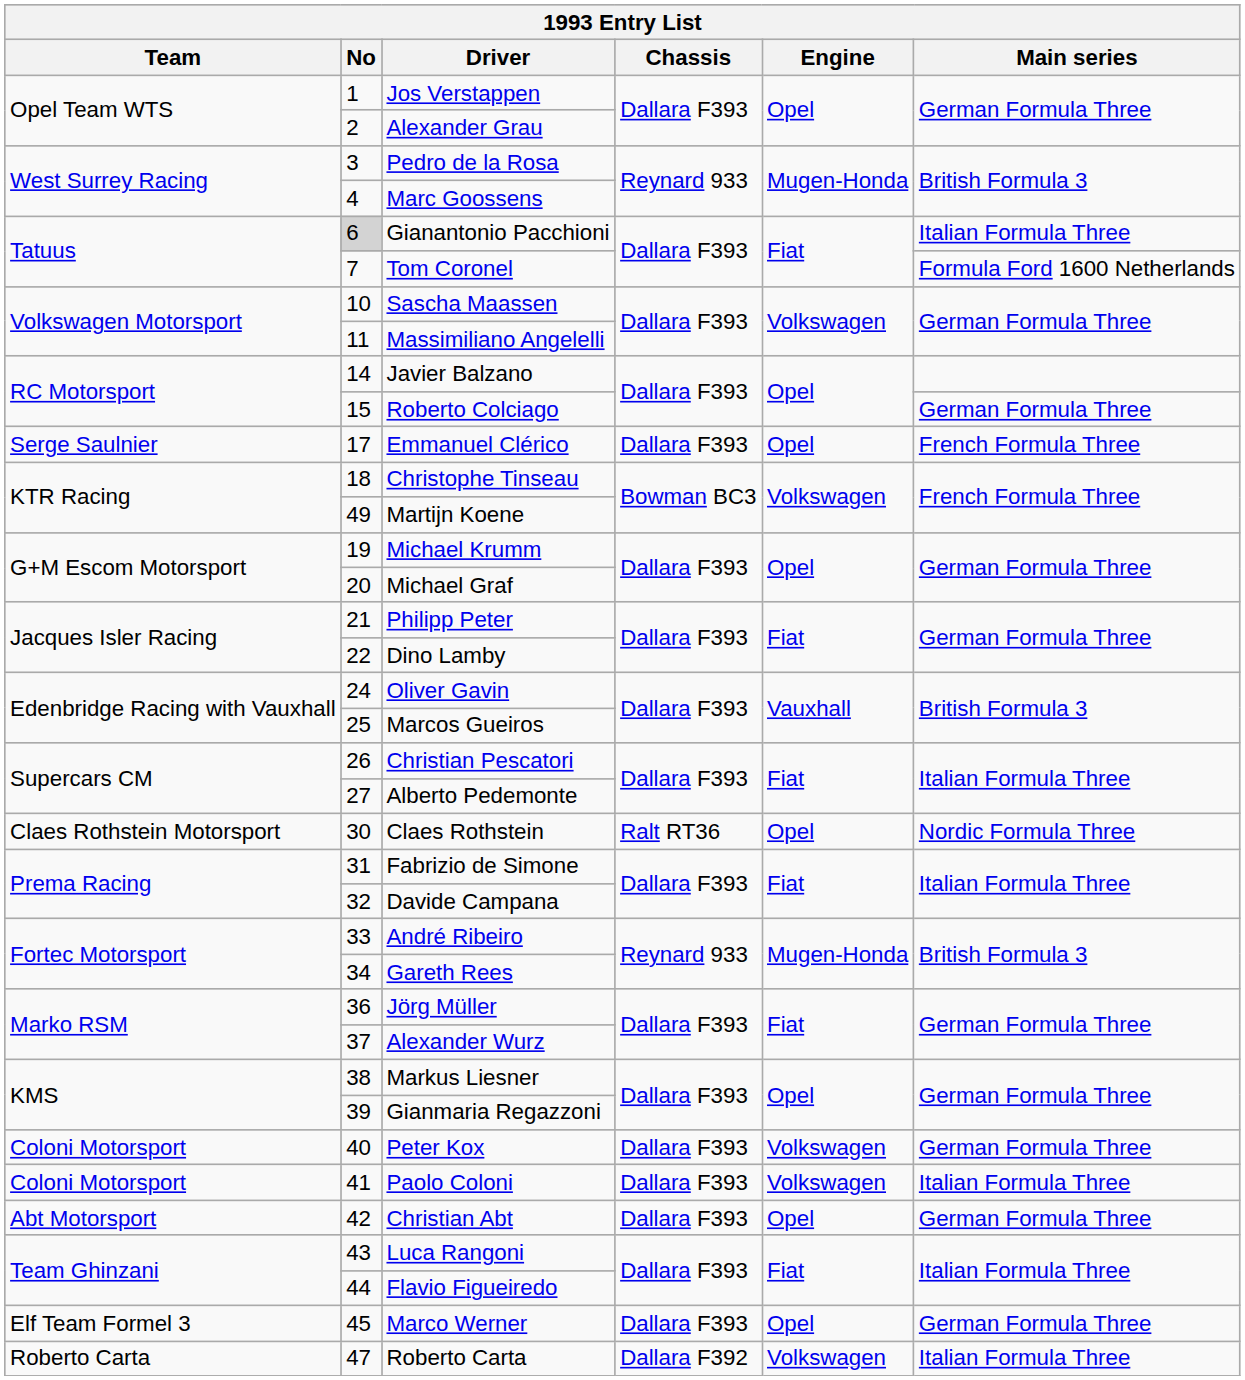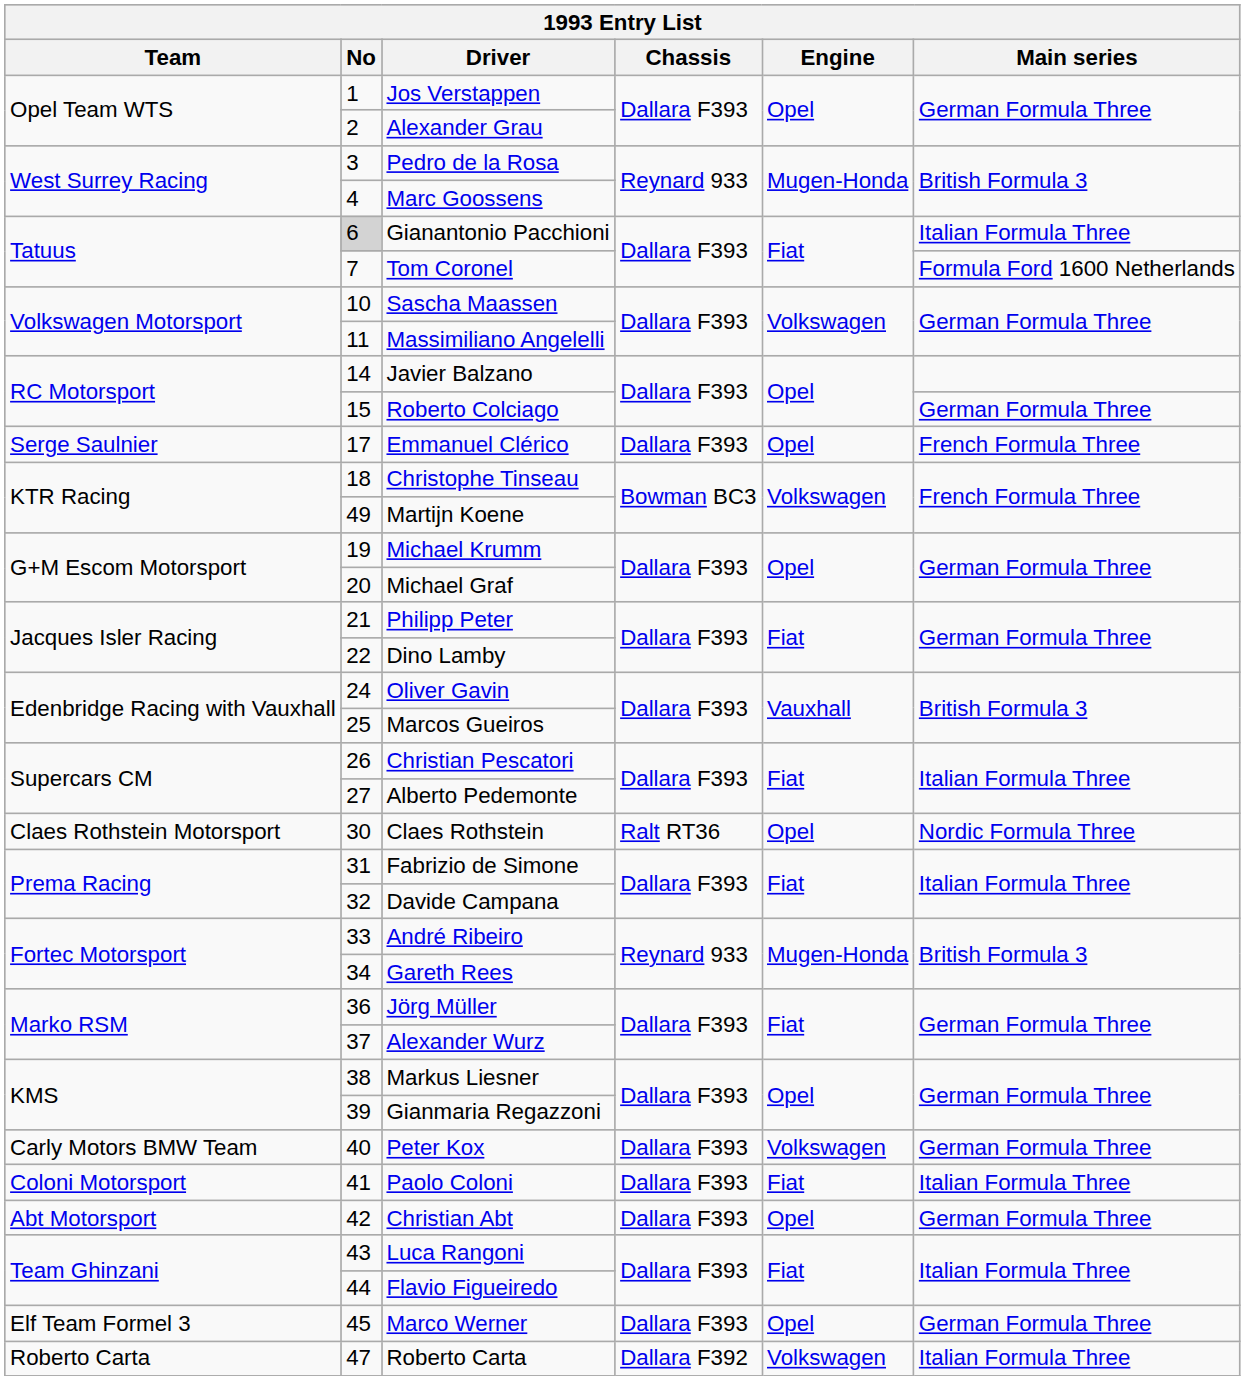(98, 1147) Coloni Motorsport -> (134, 1147) Carly Motors BMW Team
(827, 1182) Volkswagen -> (786, 1182) Fiat
